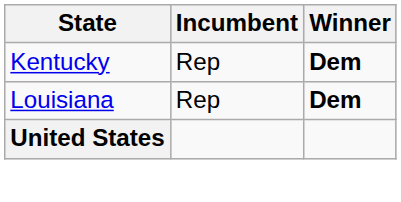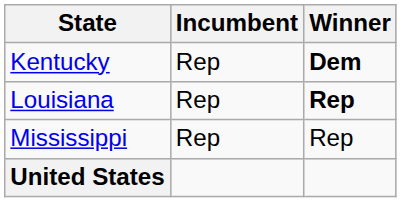(335, 100) Dem -> (332, 100) Rep
+ row: (69, 138)
